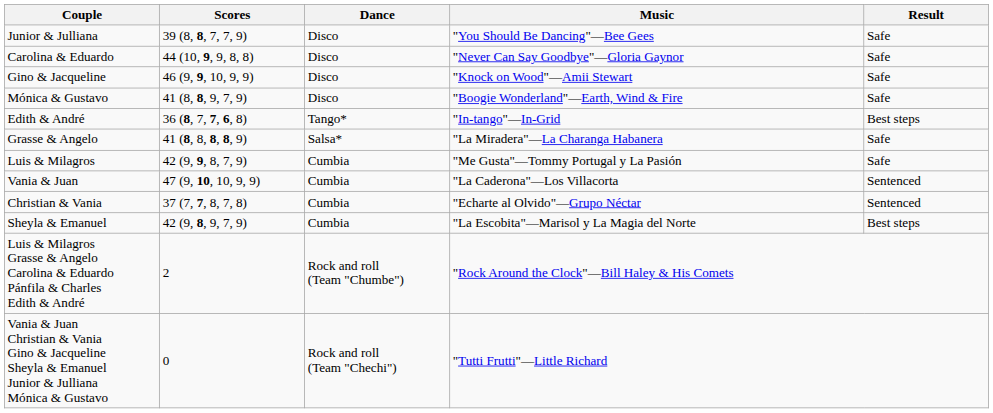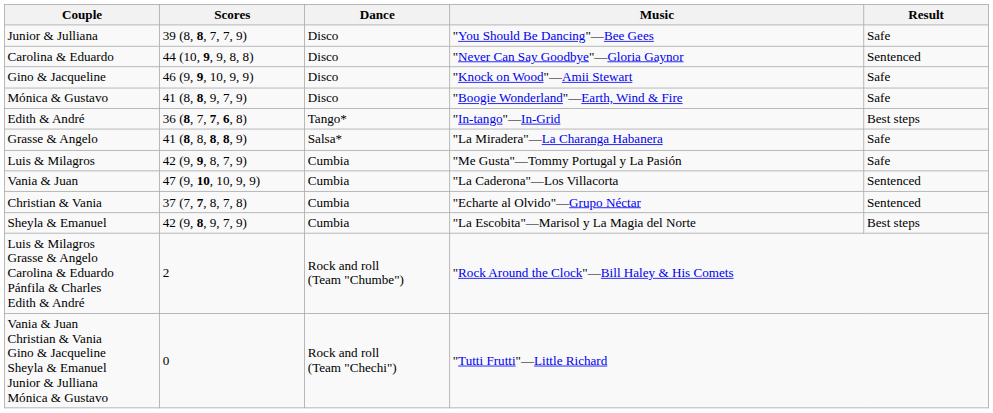(879, 56) Safe -> (894, 56) Sentenced
